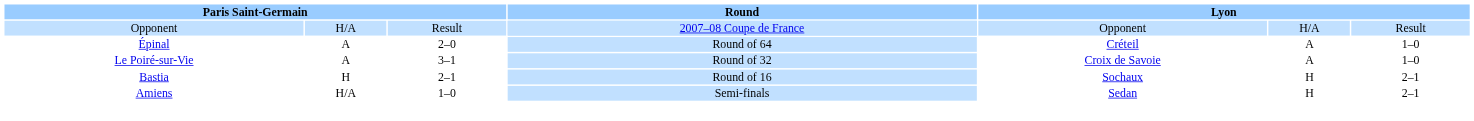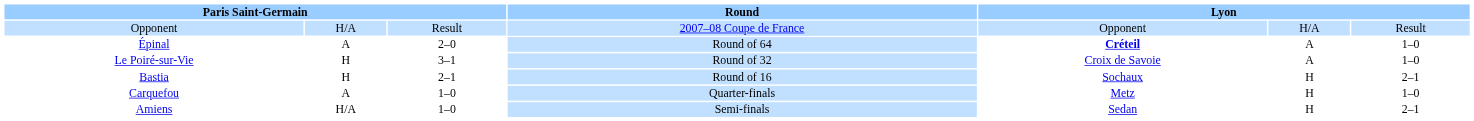(1123, 44) normal -> (1123, 44) bold
(346, 60) A -> (346, 60) H
+ row: (154, 93)
